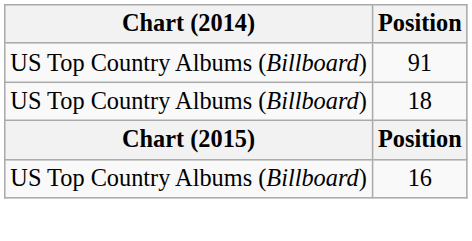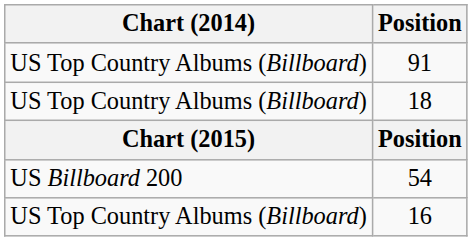+ row: (420, 178)
